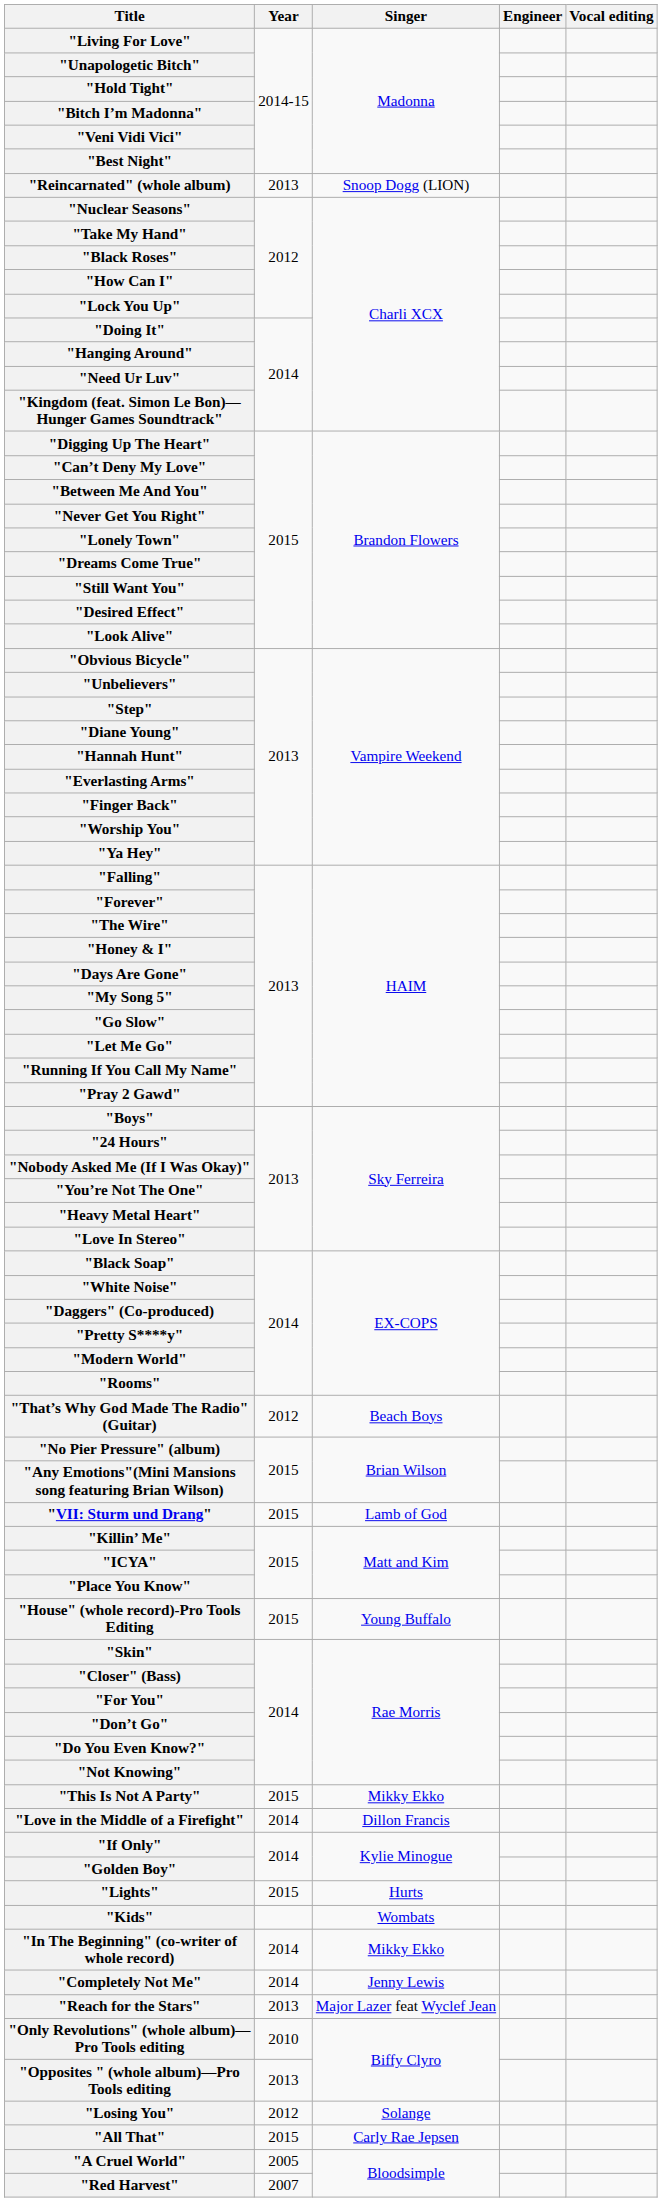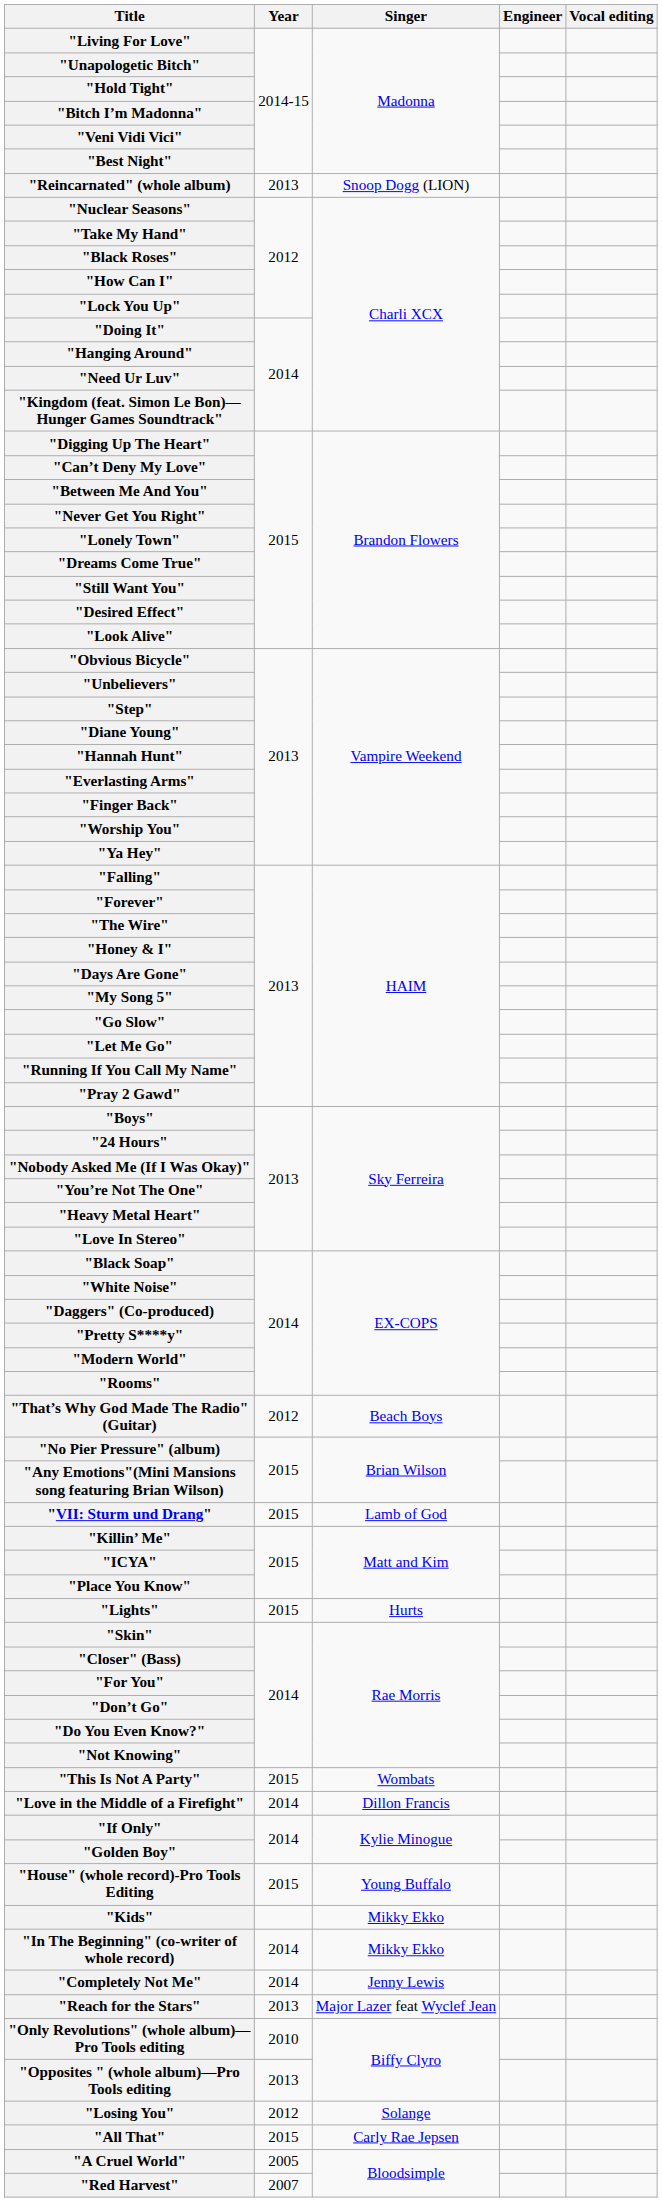rows swapped: (130, 1892) <-> (130, 1619)
(406, 1796) Mikky Ekko -> (406, 1779) Wombats
(406, 1917) Wombats -> (406, 1917) Mikky Ekko
